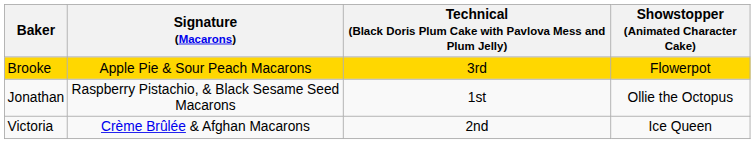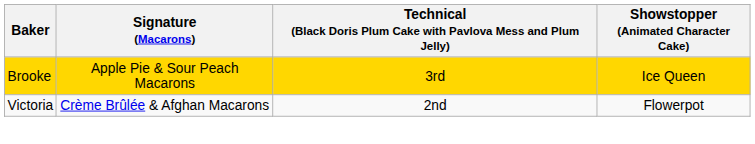(680, 68) Flowerpot -> (674, 75) Ice Queen
- row: (36, 97)
(680, 127) Ice Queen -> (674, 105) Flowerpot
